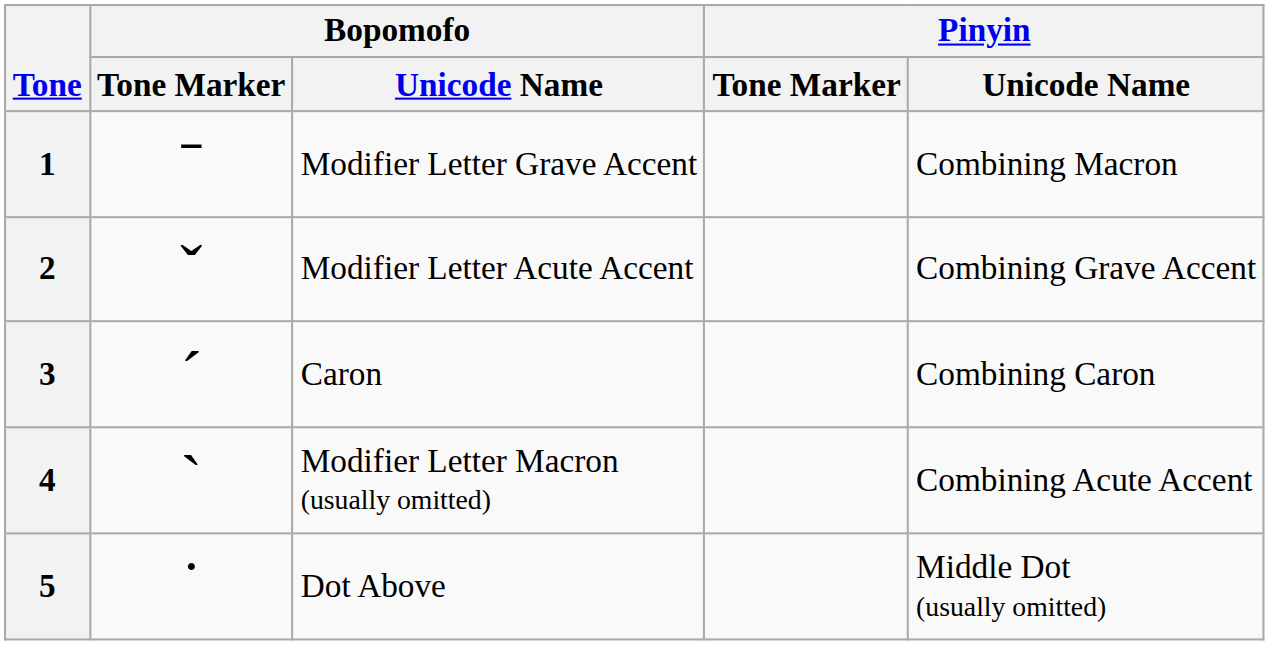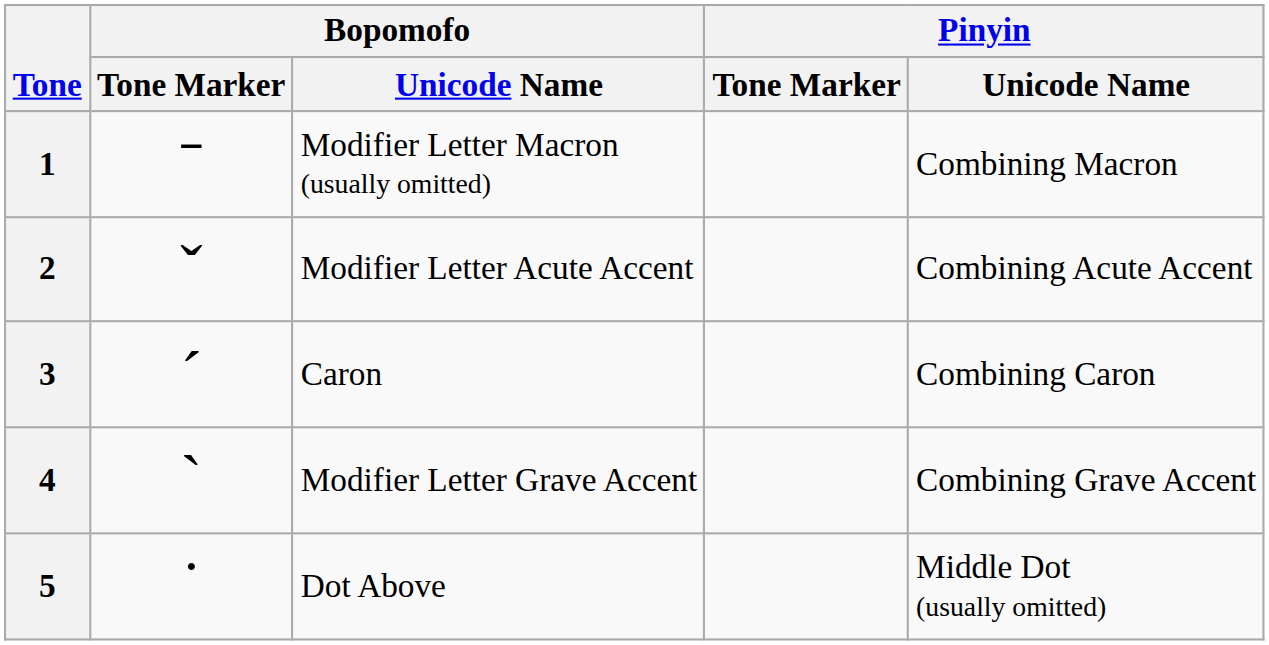(499, 162) Modifier Letter Grave Accent -> (460, 162) Modifier Letter Macron (usually omitted)
(1086, 268) Combining Grave Accent -> (1084, 268) Combining Acute Accent
(460, 479) Modifier Letter Macron (usually omitted) -> (499, 479) Modifier Letter Grave Accent
(1084, 479) Combining Acute Accent -> (1086, 479) Combining Grave Accent
